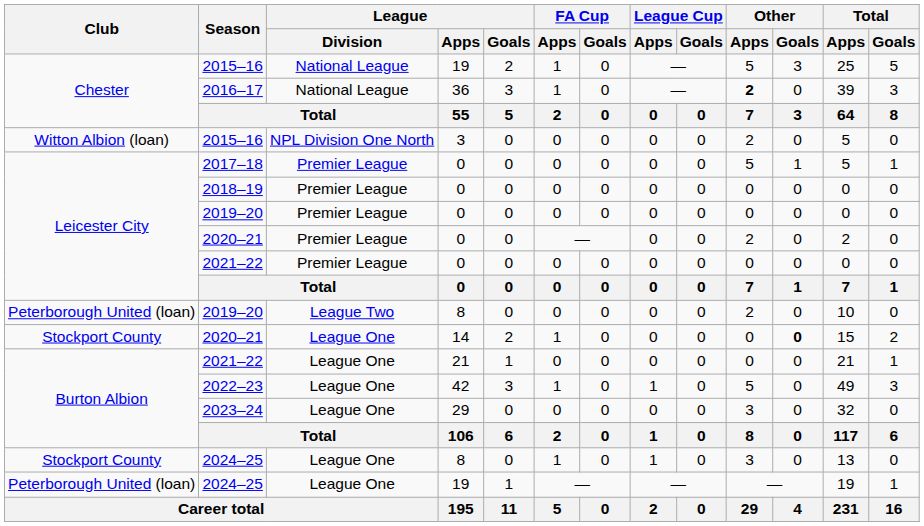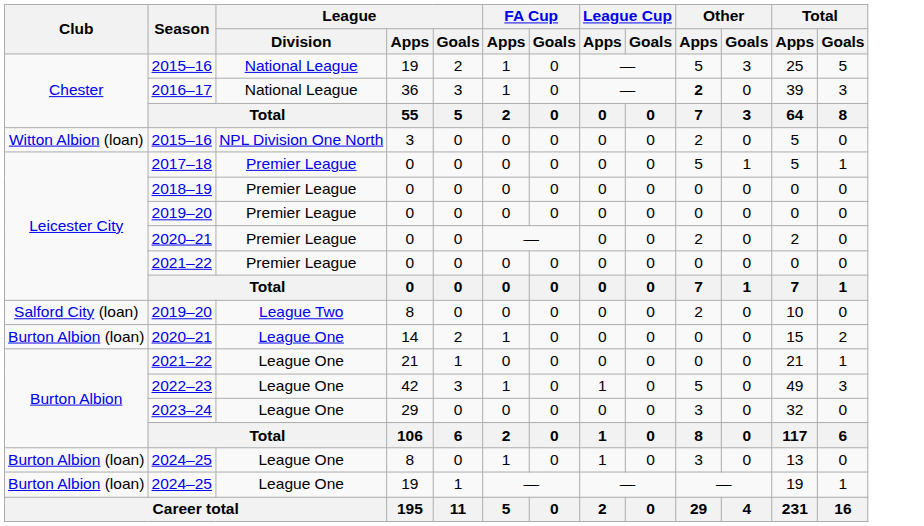(102, 312) Peterborough United (loan) -> (76, 312) Salford City (loan)
(102, 336) Stockport County -> (76, 336) Burton Albion (loan)
(798, 336) bold -> (747, 336) normal
(102, 459) Stockport County -> (76, 459) Burton Albion (loan)
(102, 484) Peterborough United (loan) -> (76, 484) Burton Albion (loan)
